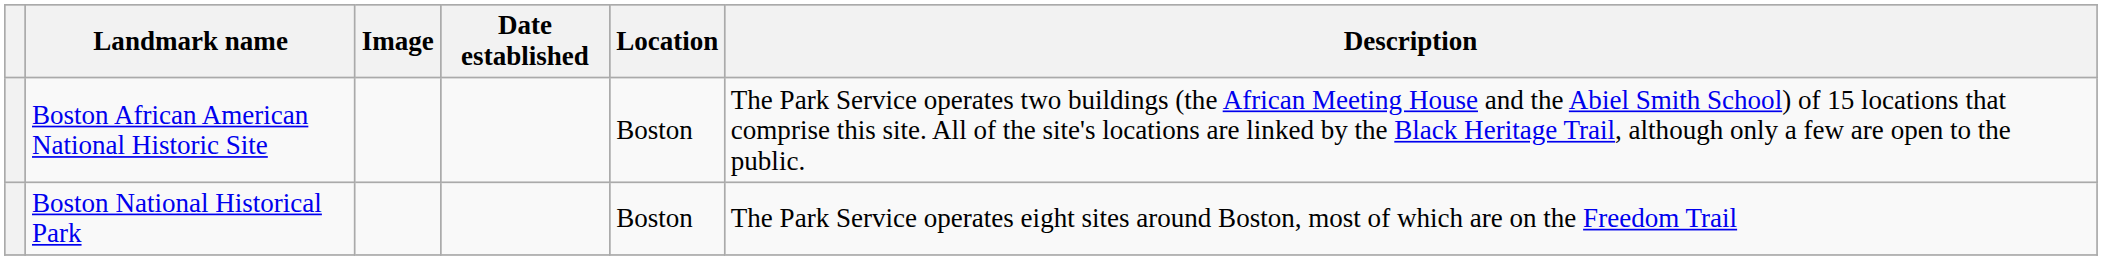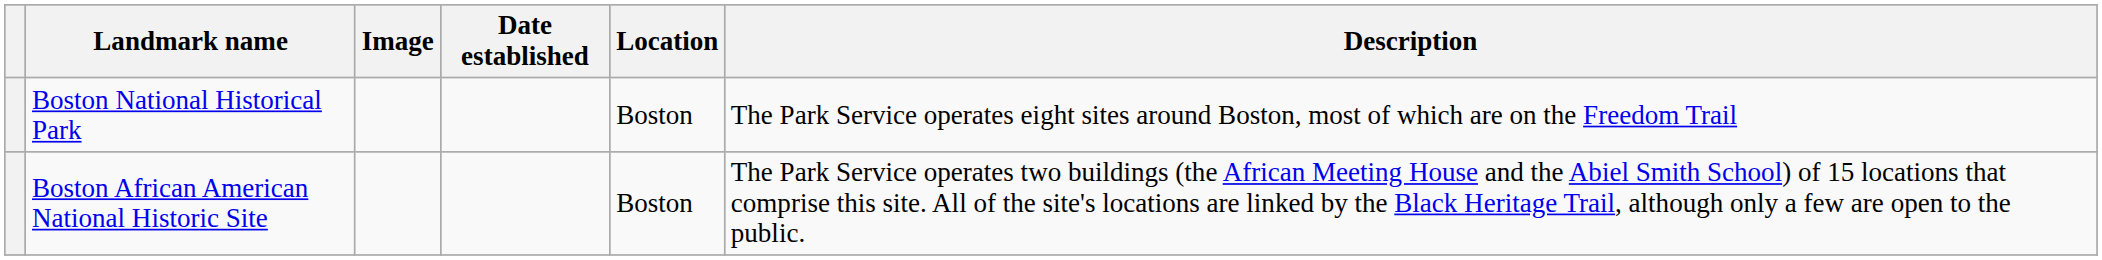rows swapped: (170, 129) <-> (177, 218)
